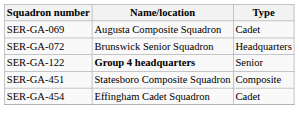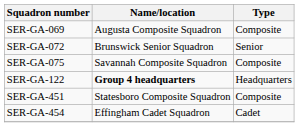(248, 29) Cadet -> (258, 29) Composite
(264, 46) Headquarters -> (249, 46) Senior
+ row: (36, 63)
(249, 63) Senior -> (264, 79) Headquarters
